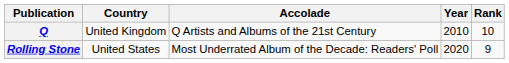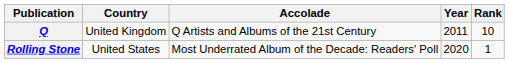(456, 31) 2010 -> (456, 31) 2011
(488, 49) 9 -> (488, 49) 1
